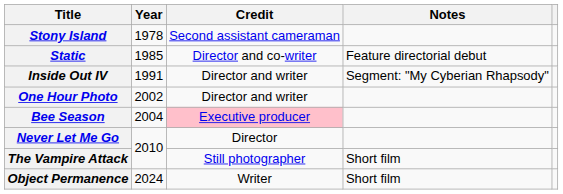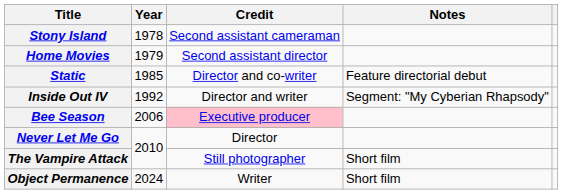+ row: (68, 55)
(149, 76) 1991 -> (149, 96) 1992
- row: (68, 96)
(149, 117) 2004 -> (149, 117) 2006
